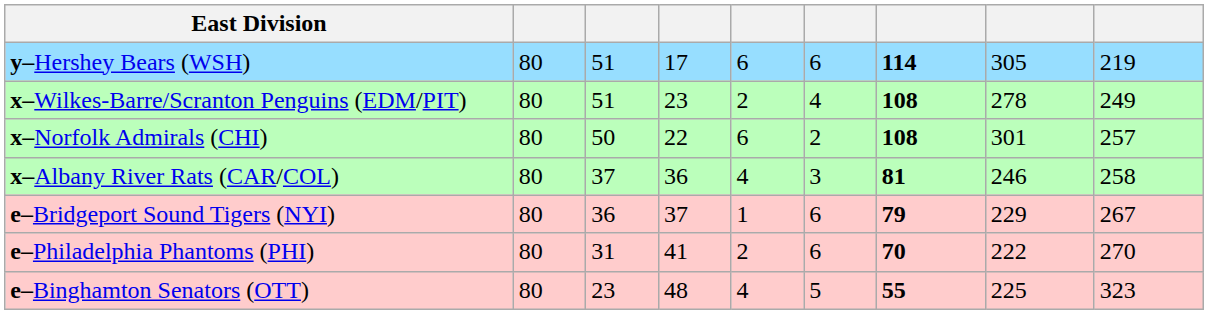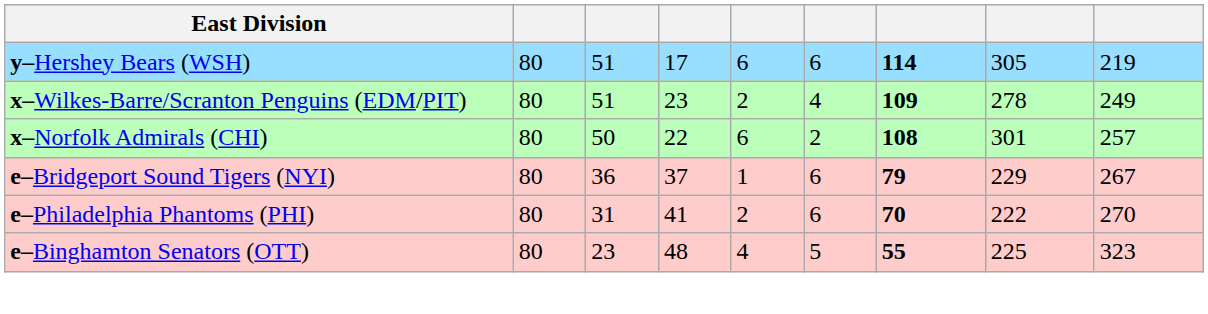(900, 99) 108 -> (900, 99) 109
- row: (175, 175)
